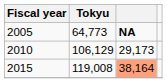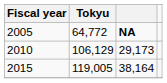(90, 31) 64,773 -> (90, 31) 64,772
(92, 68) 119,008 -> (92, 68) 119,005
(136, 68) lightsalmon background -> (136, 68) no background
